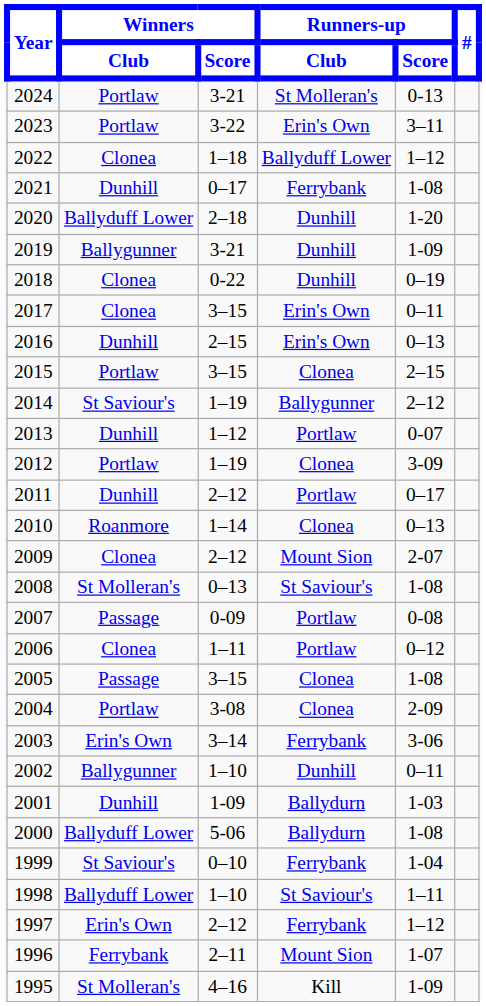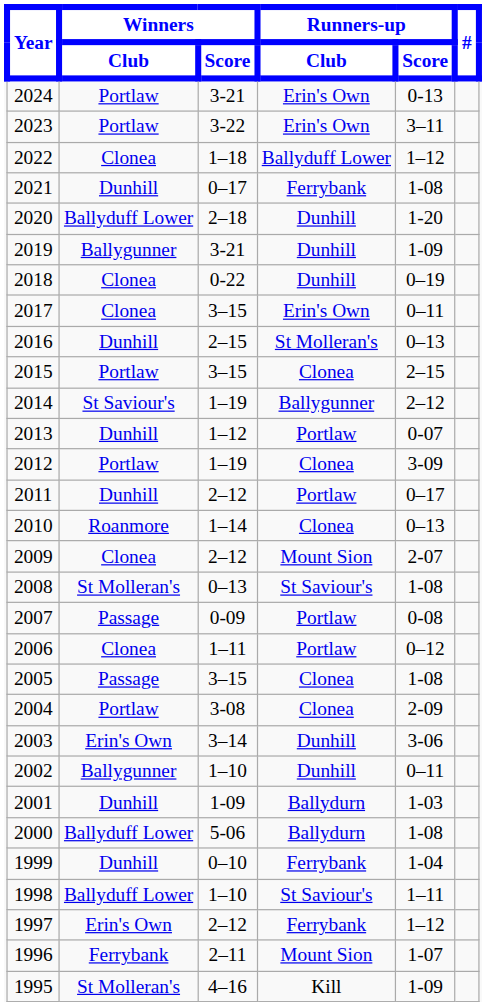(326, 95) St Molleran's -> (326, 95) Erin's Own
(326, 341) Erin's Own -> (326, 341) St Molleran's
(326, 740) Ferrybank -> (326, 740) Dunhill
(129, 863) St Saviour's -> (129, 863) Dunhill
